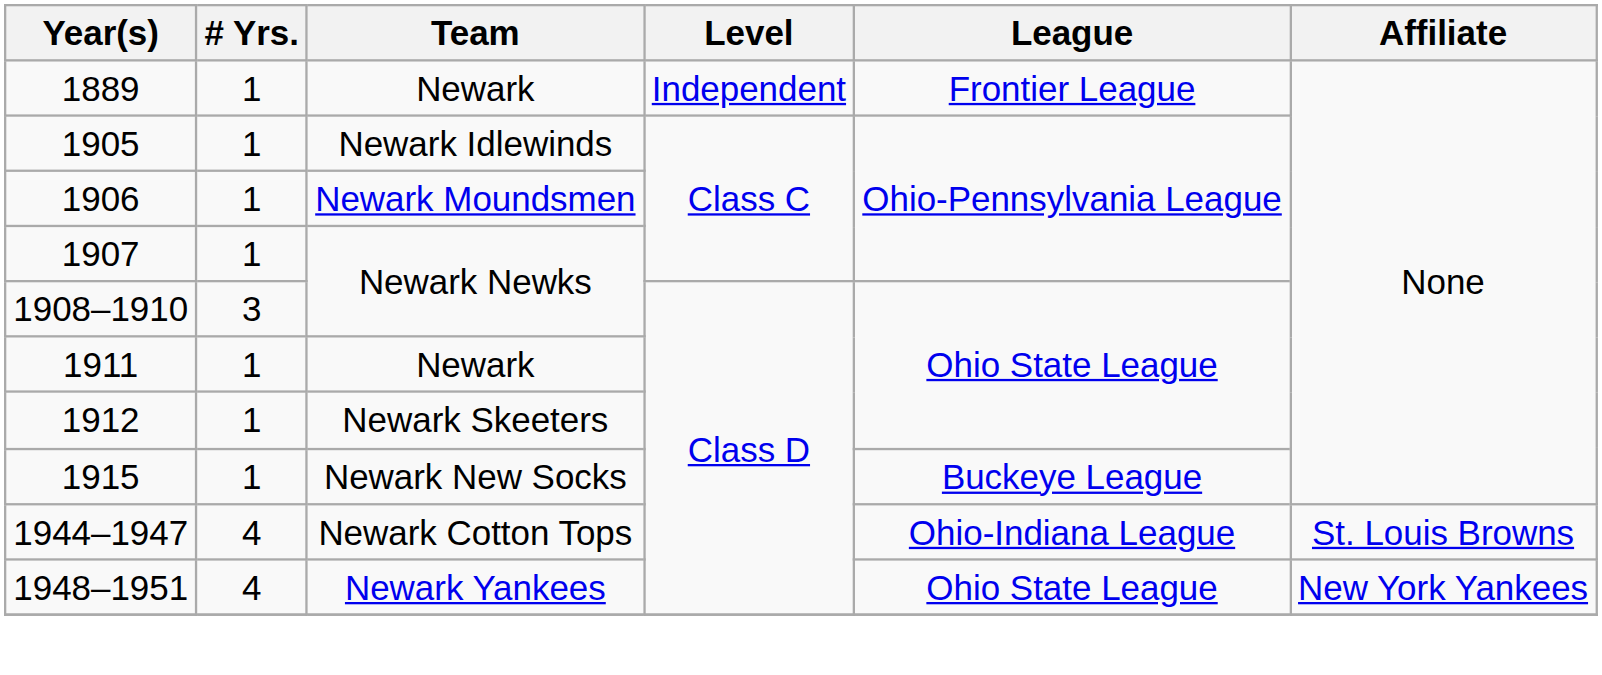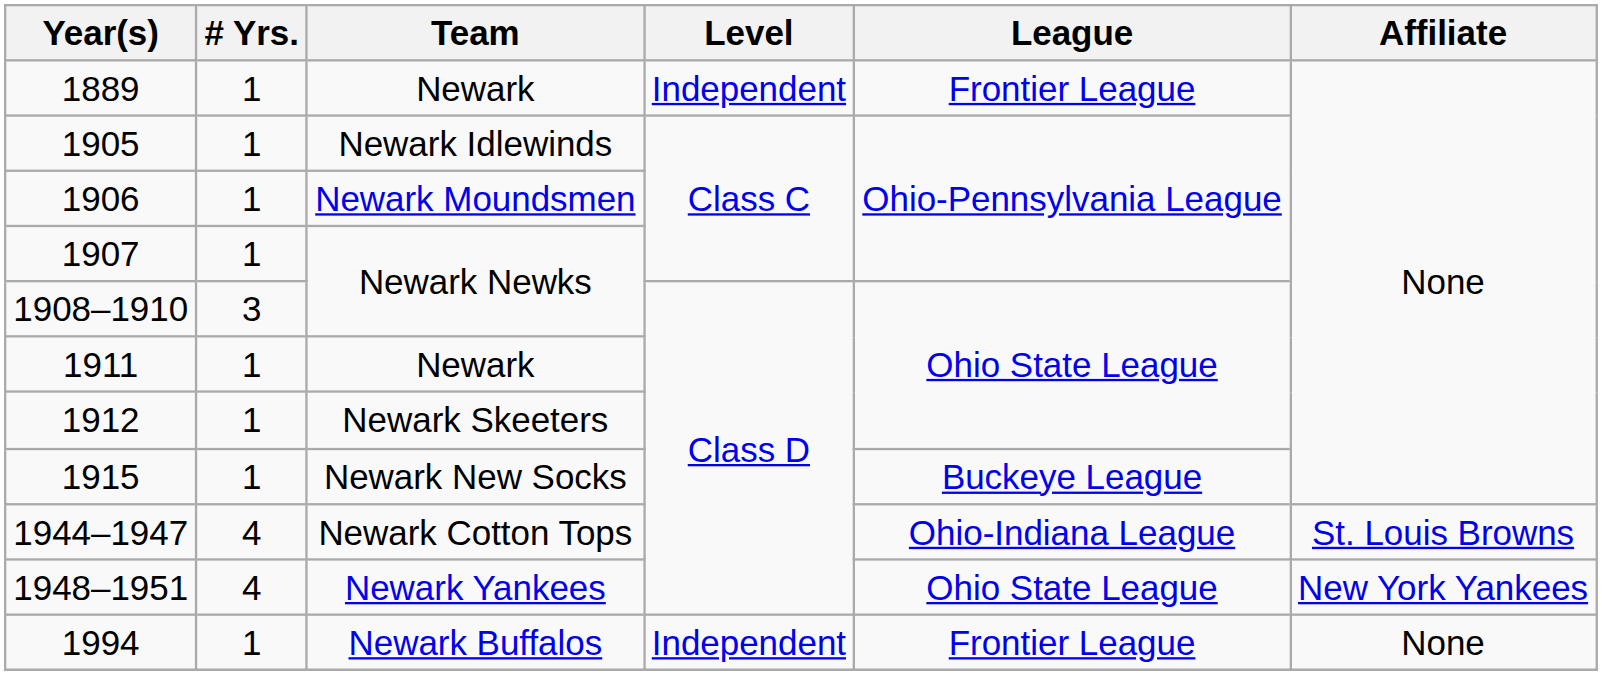+ row: (101, 642)
